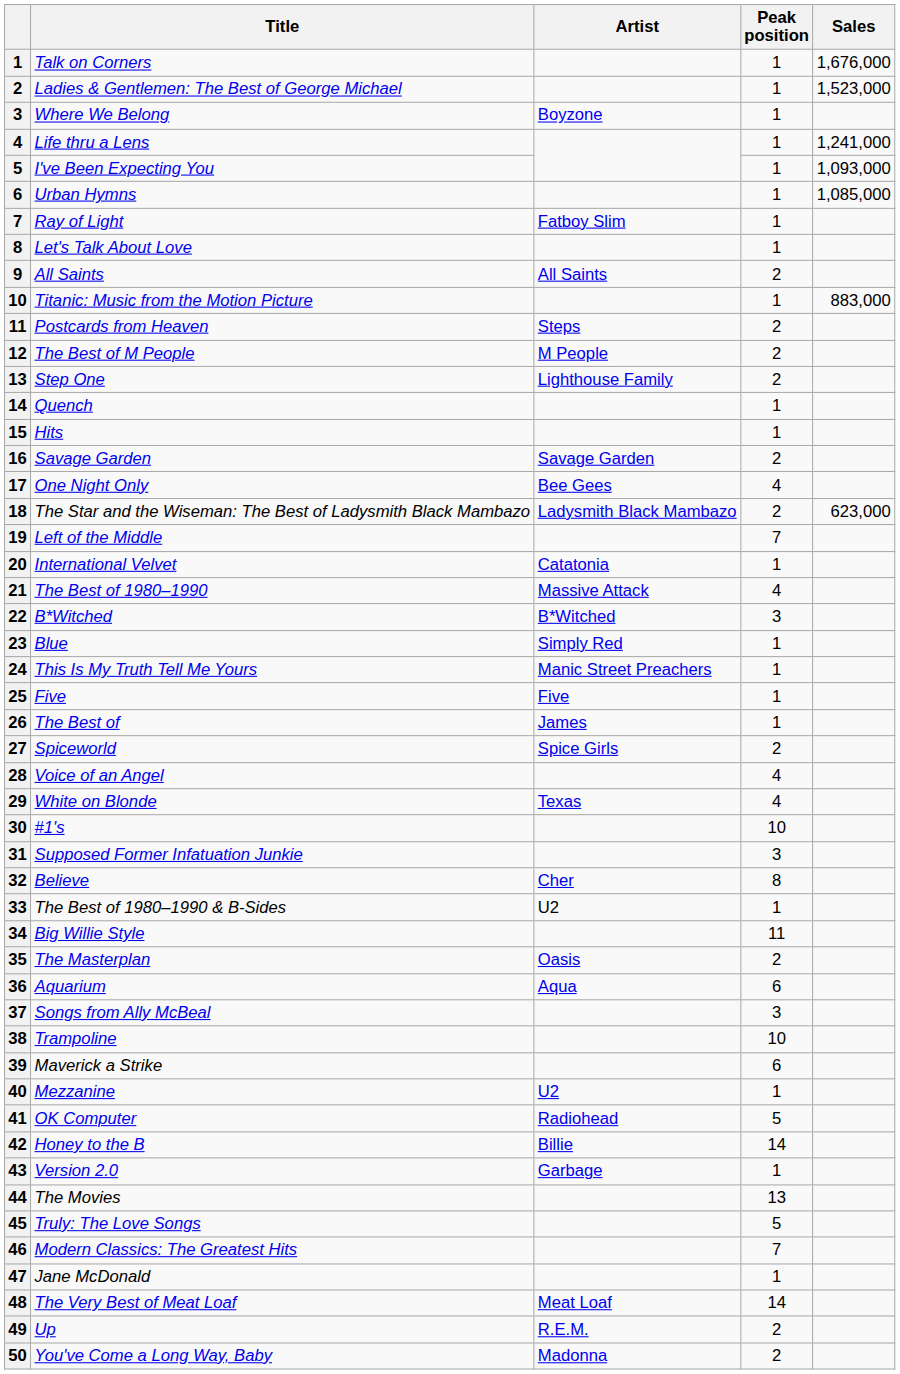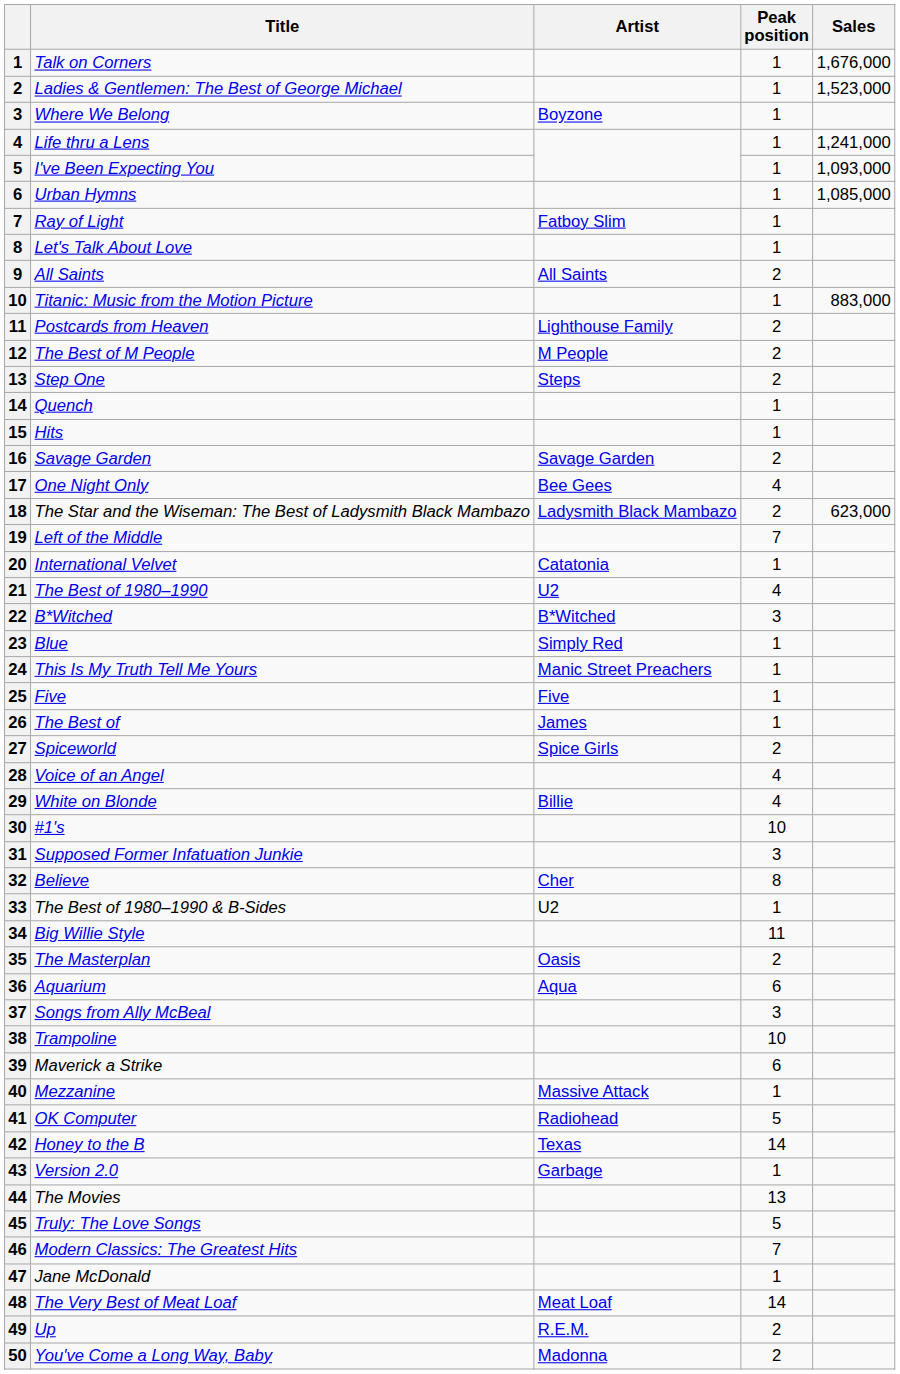(559, 326) Steps -> (605, 326) Lighthouse Family
(605, 379) Lighthouse Family -> (559, 379) Steps
(593, 590) Massive Attack -> (548, 590) U2
(560, 801) Texas -> (555, 801) Billie
(548, 1092) U2 -> (593, 1092) Massive Attack
(555, 1144) Billie -> (560, 1144) Texas
